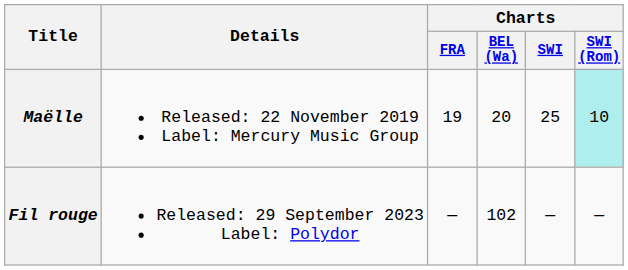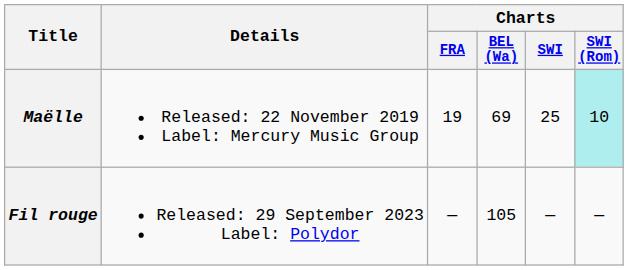(501, 118) 20 -> (501, 118) 69
(501, 216) 102 -> (501, 216) 105
